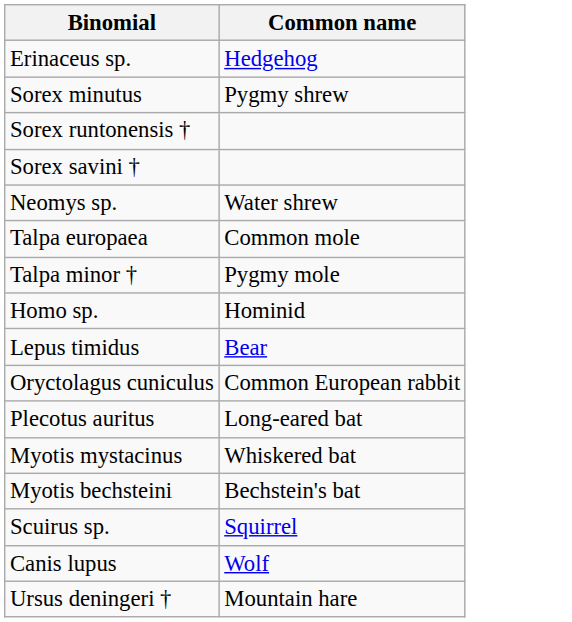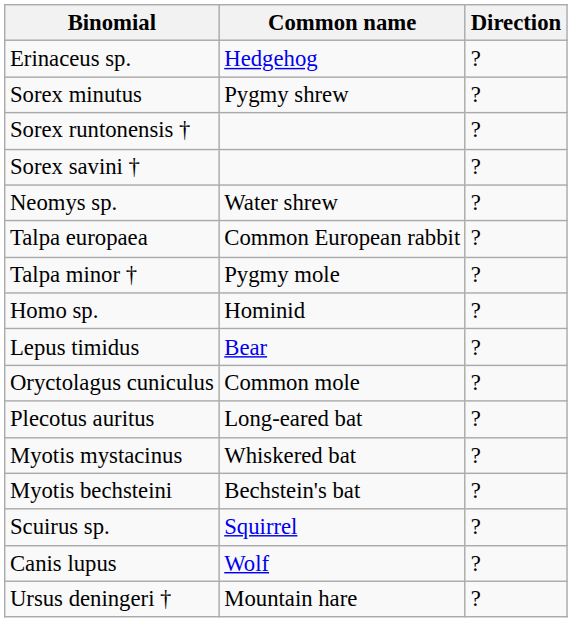+ column: (516, 22)
(292, 238) Common mole -> (342, 238) Common European rabbit
(342, 382) Common European rabbit -> (292, 382) Common mole
